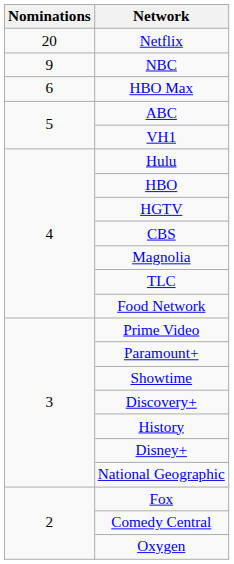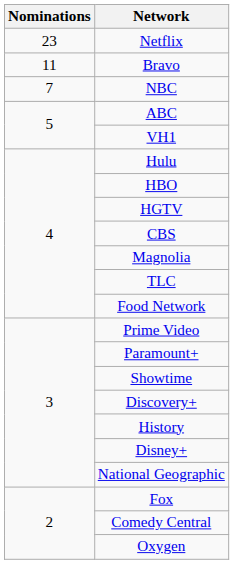(49, 40) 20 -> (49, 40) 23
+ row: (161, 64)
(49, 64) 9 -> (49, 88) 7
- row: (161, 88)
